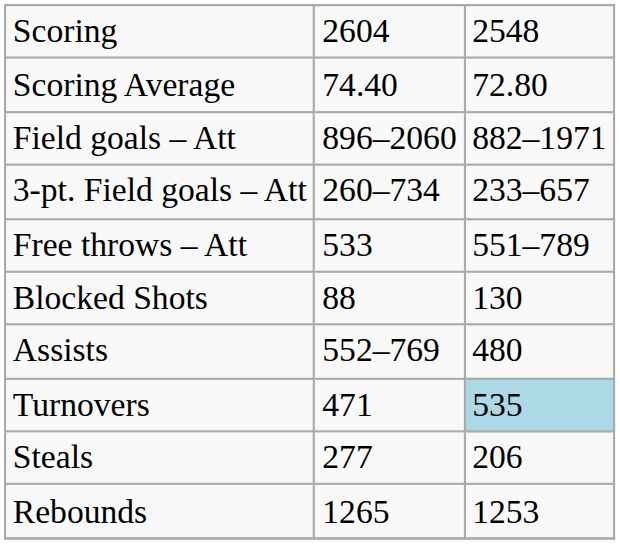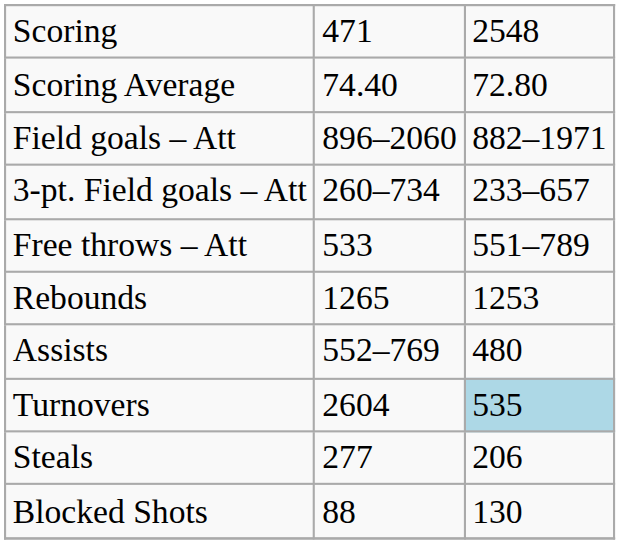(356, 31) 2604 -> (347, 31) 471
rows swapped: (80, 510) <-> (110, 297)
(347, 404) 471 -> (356, 404) 2604
